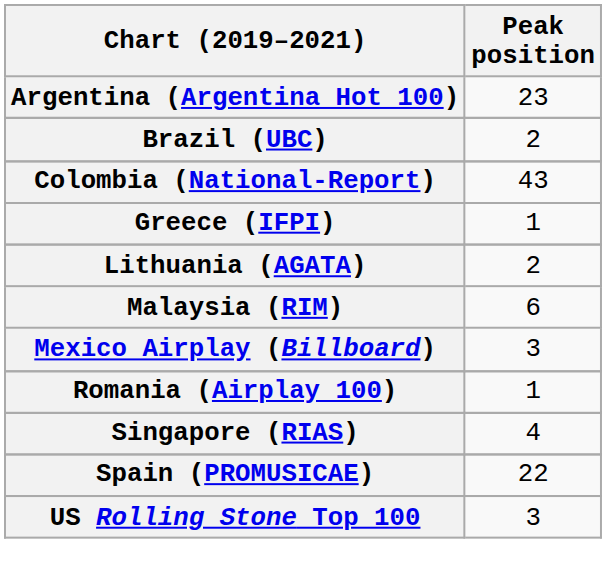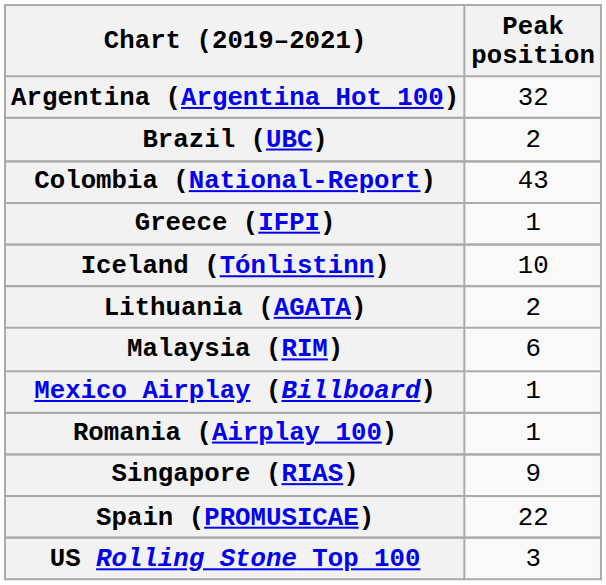(533, 98) 23 -> (533, 98) 32
+ row: (235, 265)
(533, 349) 3 -> (533, 391) 1
(533, 433) 4 -> (533, 475) 9
